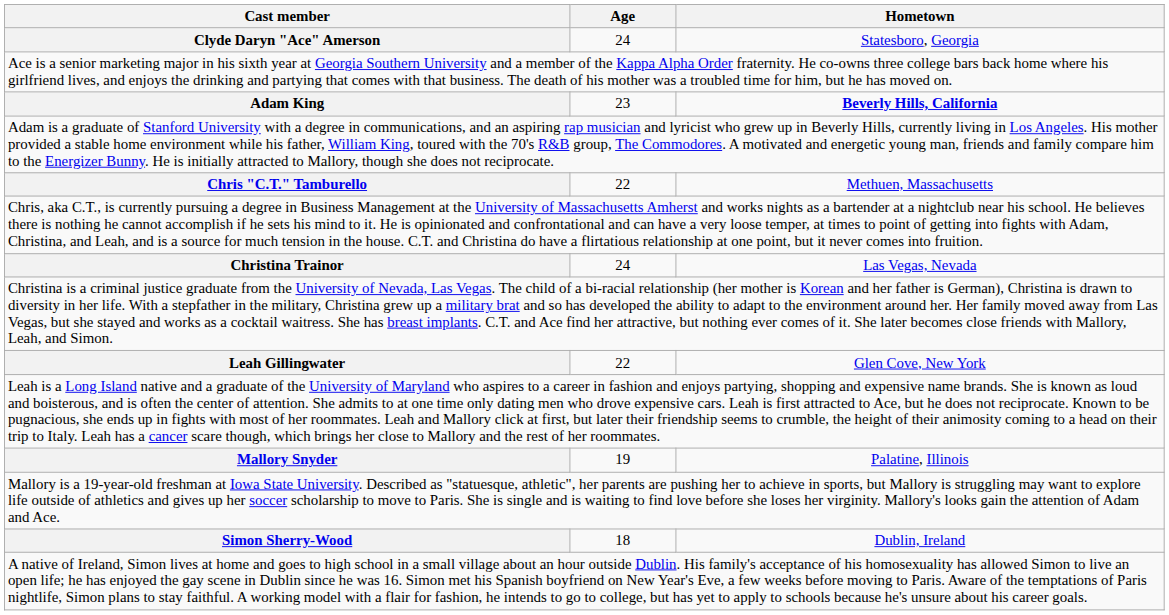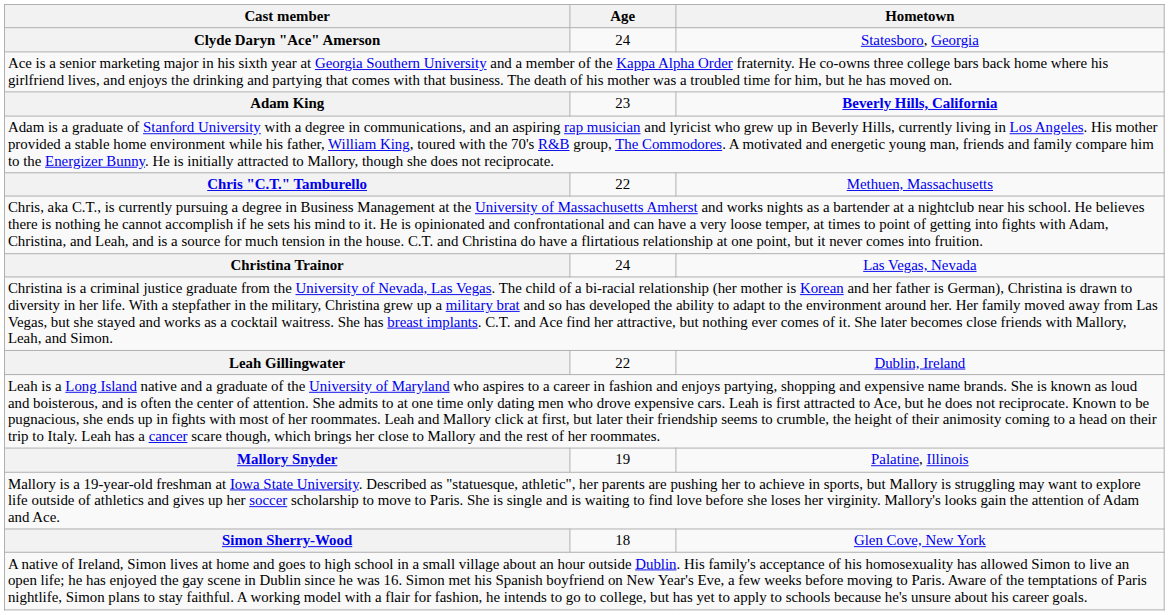(920, 362) Glen Cove, New York -> (920, 362) Dublin, Ireland
(920, 540) Dublin, Ireland -> (920, 540) Glen Cove, New York
